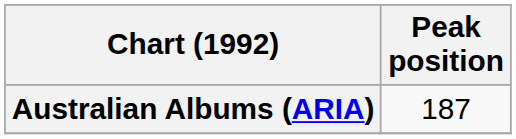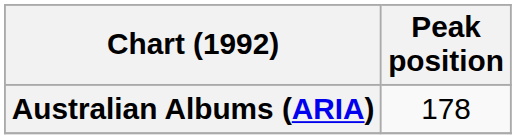(446, 108) 187 -> (446, 108) 178
